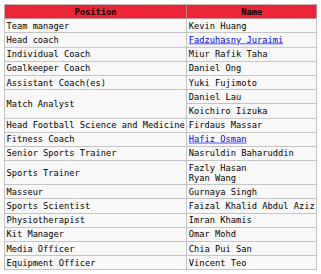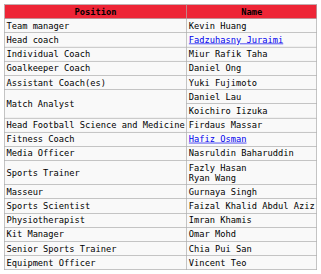(61, 153) Senior Sports Trainer -> (40, 153) Media Officer
(40, 249) Media Officer -> (61, 249) Senior Sports Trainer
